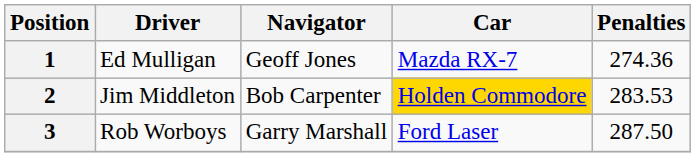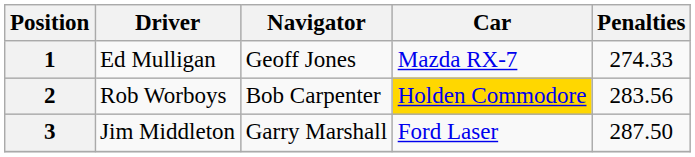(641, 59) 274.36 -> (641, 59) 274.33
(168, 95) Jim Middleton -> (163, 95) Rob Worboys
(641, 95) 283.53 -> (641, 95) 283.56
(163, 132) Rob Worboys -> (168, 132) Jim Middleton
